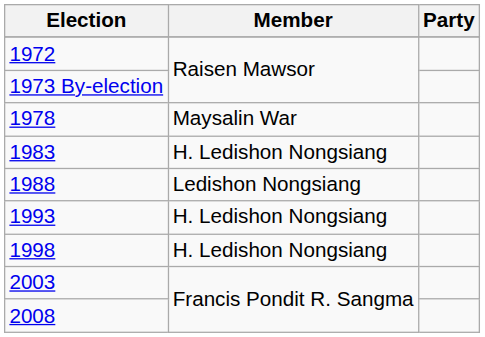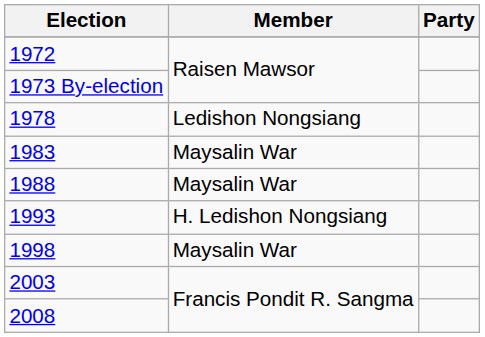(235, 119) Maysalin War -> (267, 119) Ledishon Nongsiang
(280, 151) H. Ledishon Nongsiang -> (235, 151) Maysalin War
(267, 184) Ledishon Nongsiang -> (235, 184) Maysalin War
(280, 250) H. Ledishon Nongsiang -> (235, 250) Maysalin War
